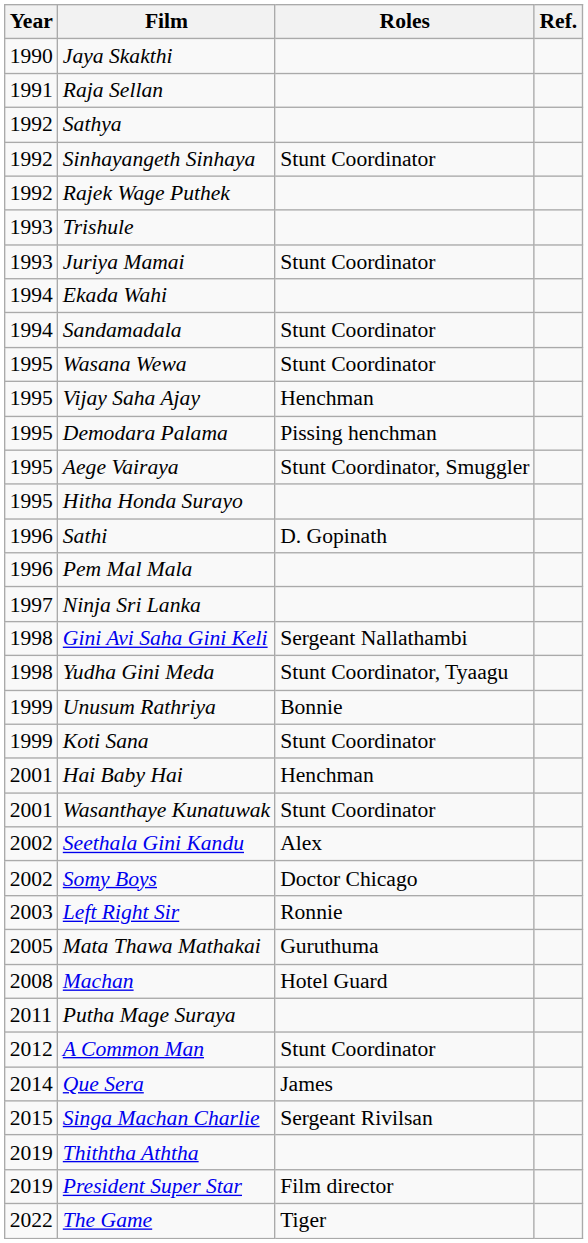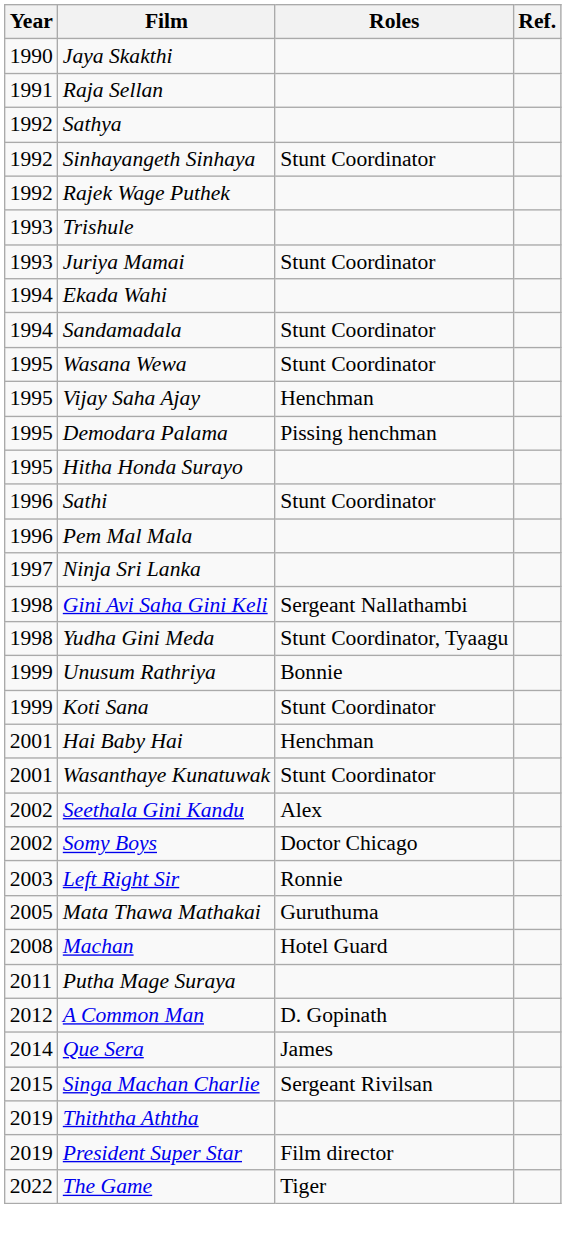- row: (121, 466)
(334, 535) D. Gopinath -> (358, 501) Stunt Coordinator
(358, 1049) Stunt Coordinator -> (334, 1015) D. Gopinath
